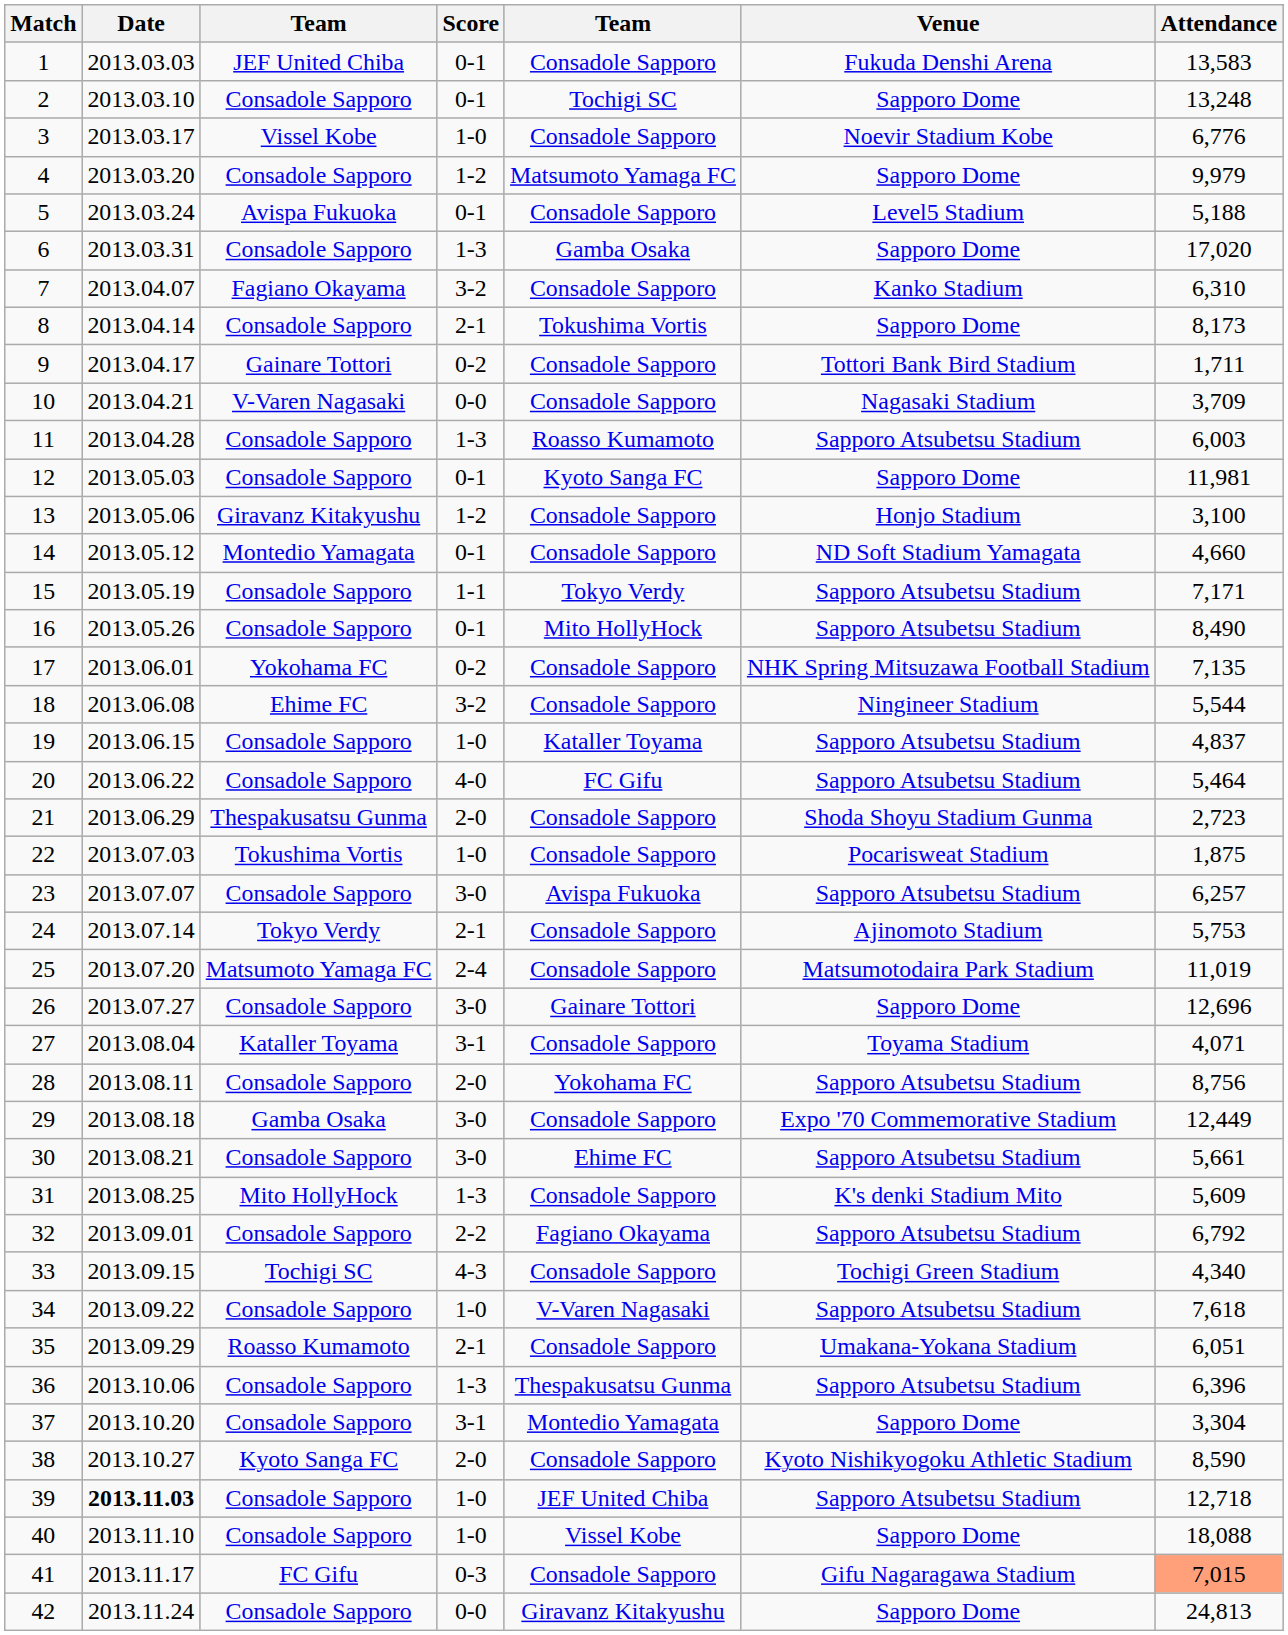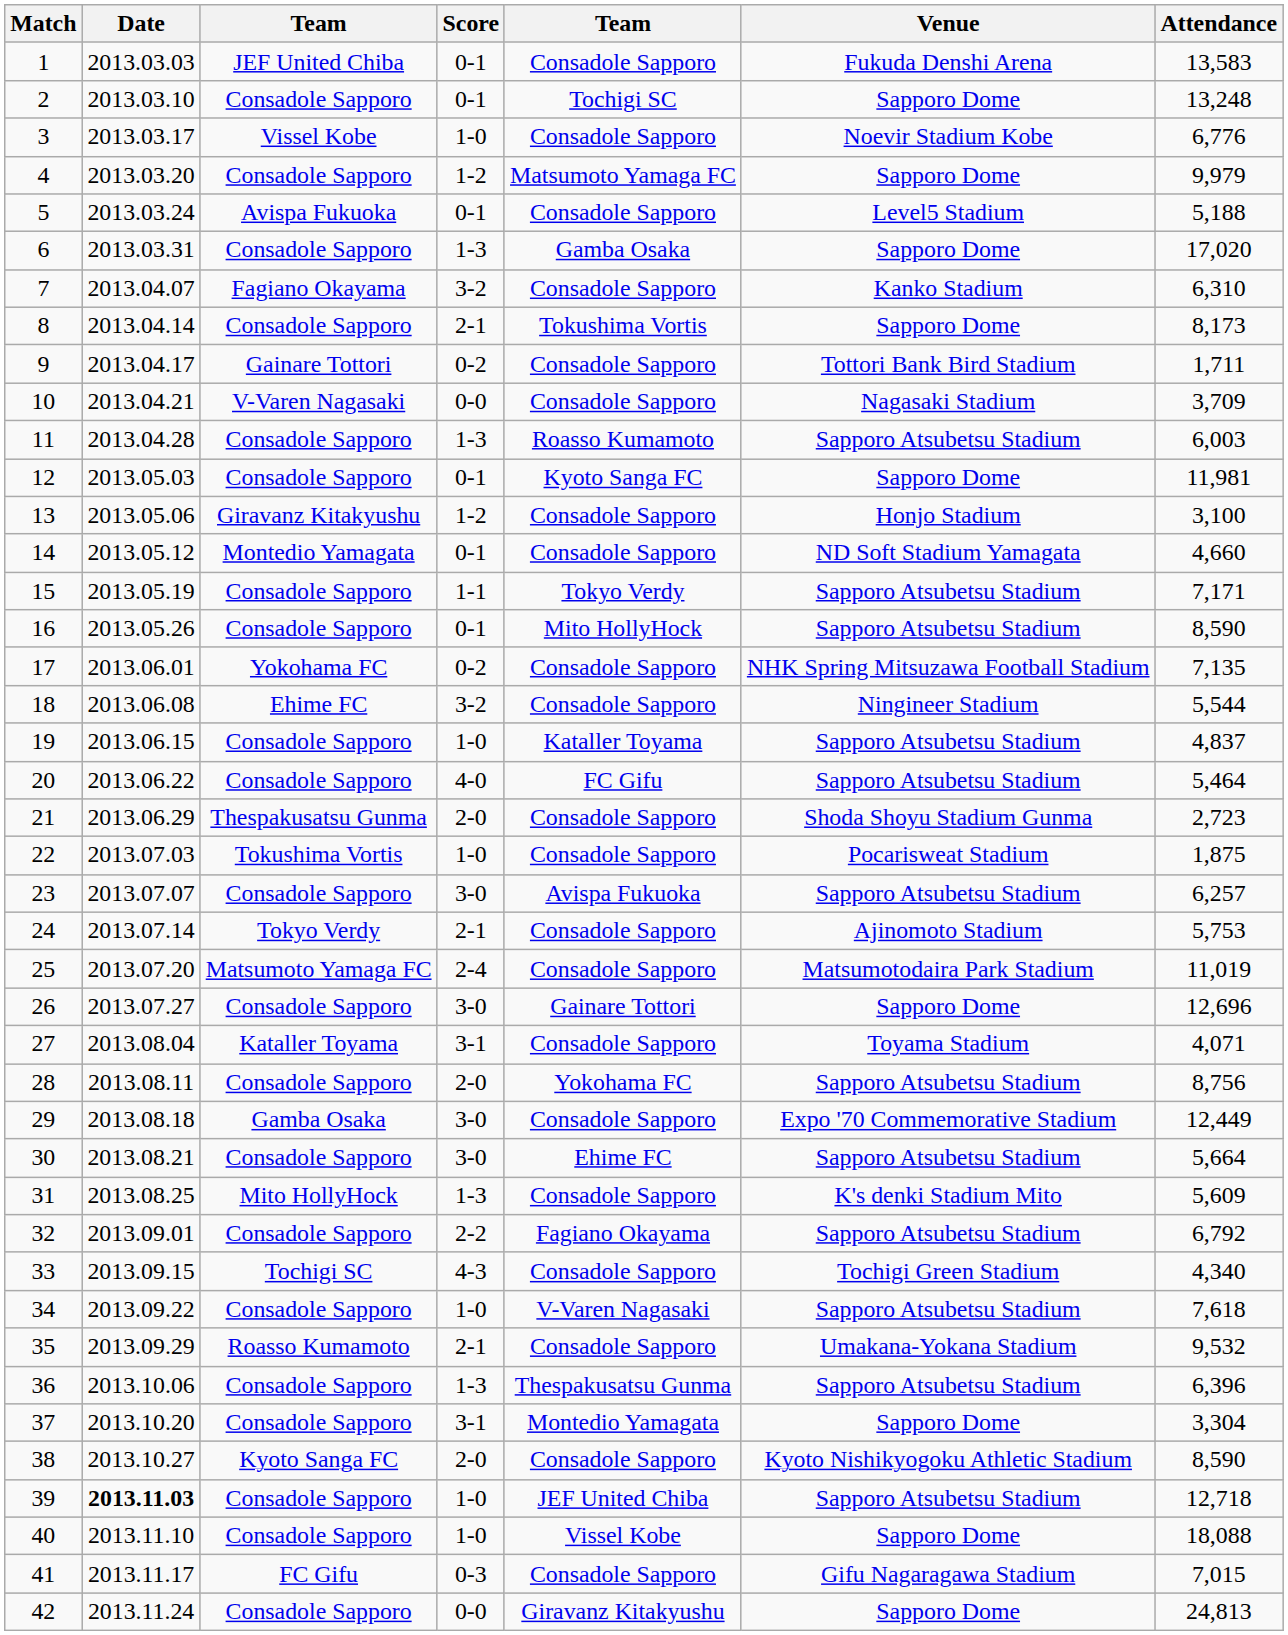(1219, 628) 8,490 -> (1219, 628) 8,590
(1219, 1157) 5,661 -> (1219, 1157) 5,664
(1219, 1346) 6,051 -> (1219, 1346) 9,532
(1219, 1573) lightsalmon background -> (1219, 1573) no background
